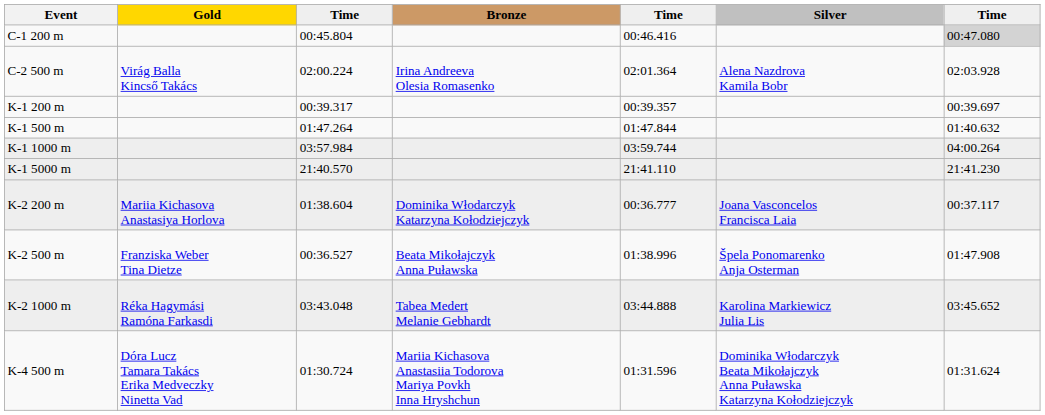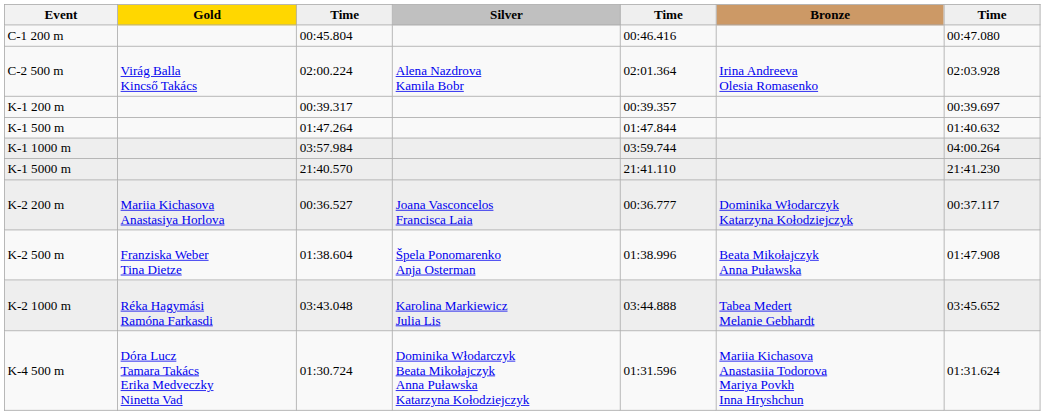columns swapped: (830, 14) <-> (507, 14)
(973, 35) lightgrey background -> (973, 35) no background
(326, 204) 01:38.604 -> (326, 204) 00:36.527
(326, 255) 00:36.527 -> (326, 255) 01:38.604
